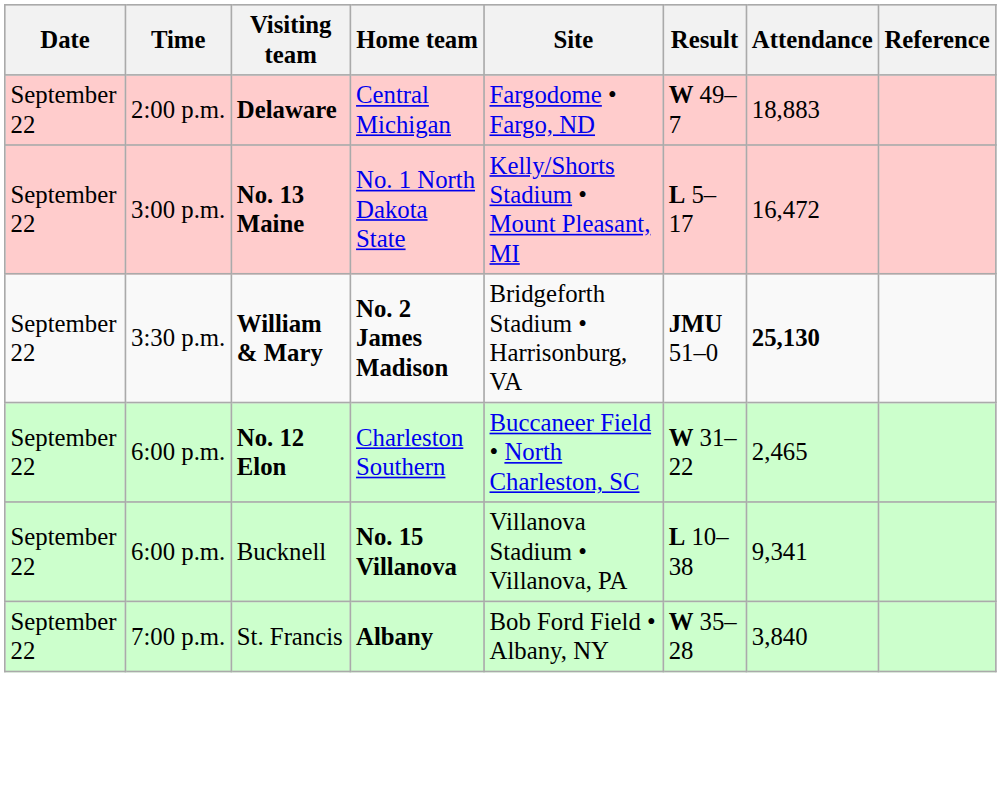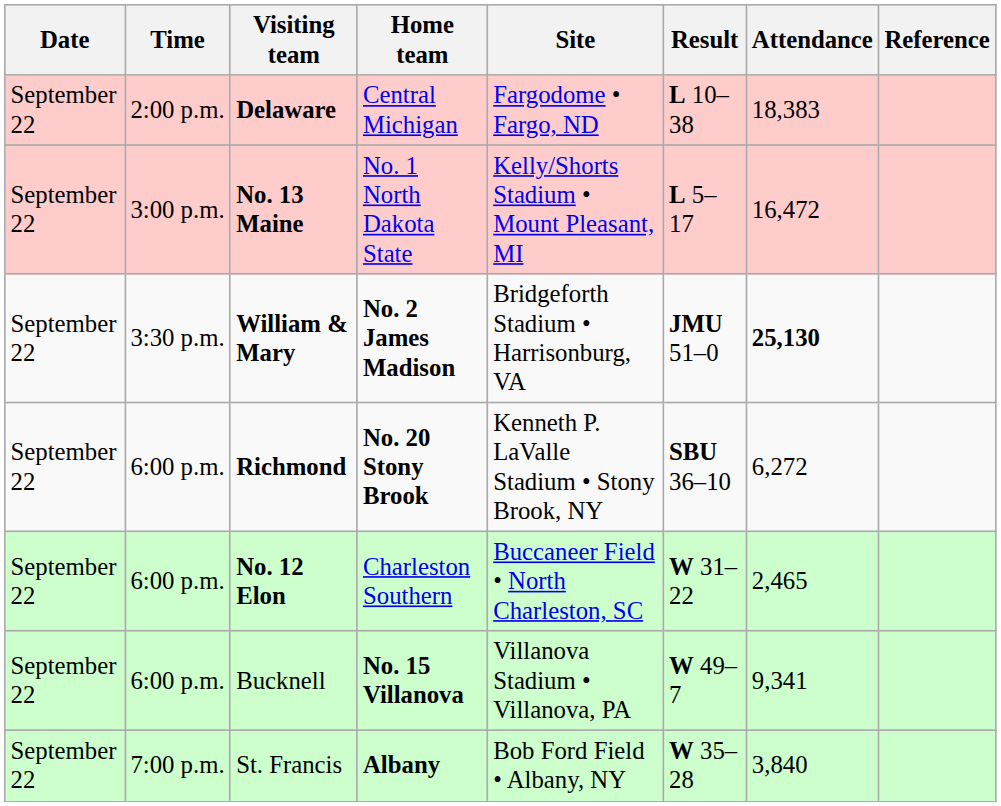(703, 109) W 49–7 -> (699, 109) L 10–38
(786, 109) 18,883 -> (786, 109) 18,383
+ row: (291, 467)
(699, 552) L 10–38 -> (703, 680) W 49–7
